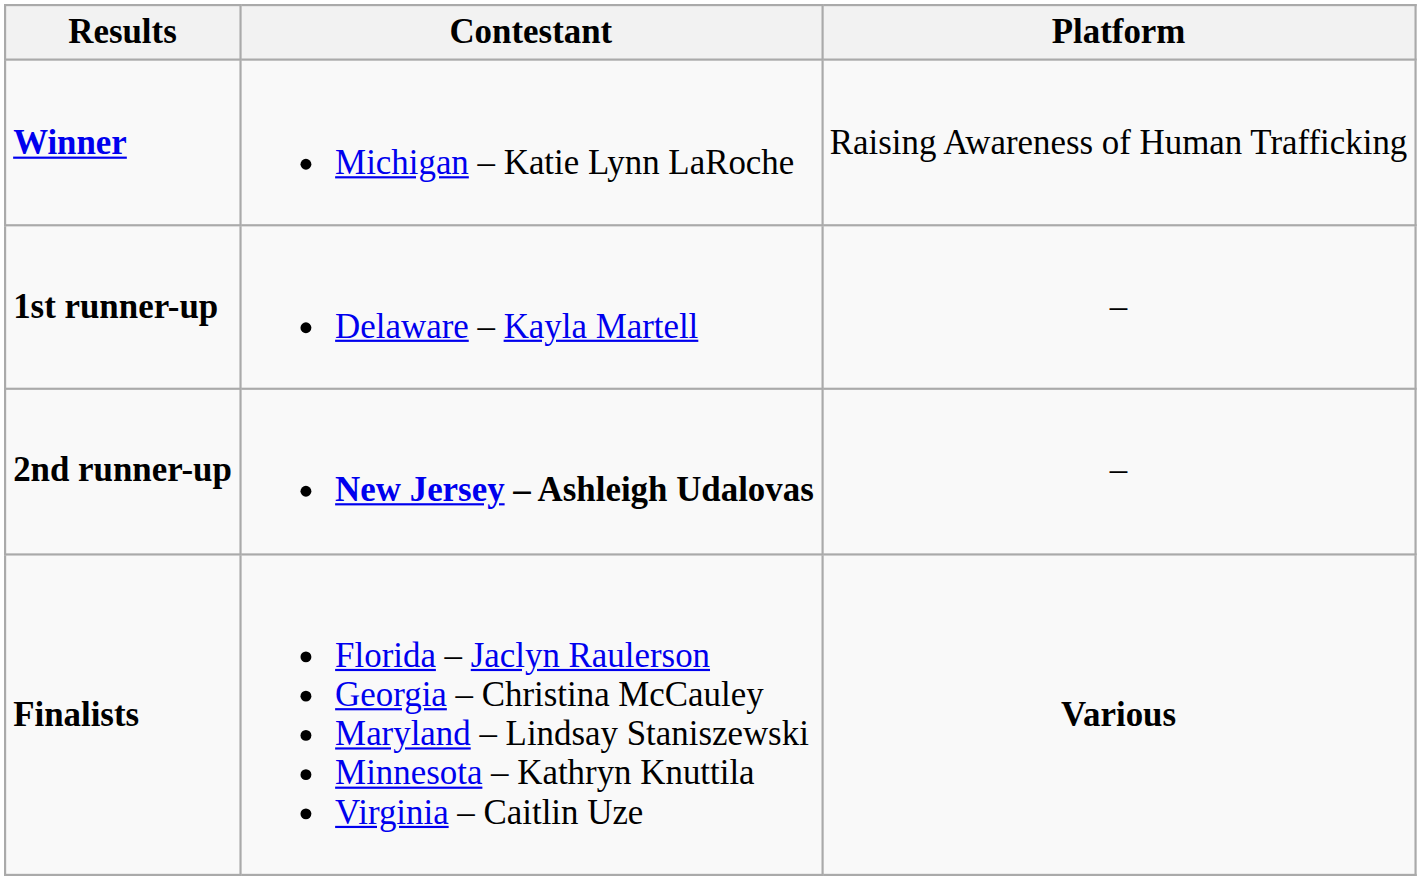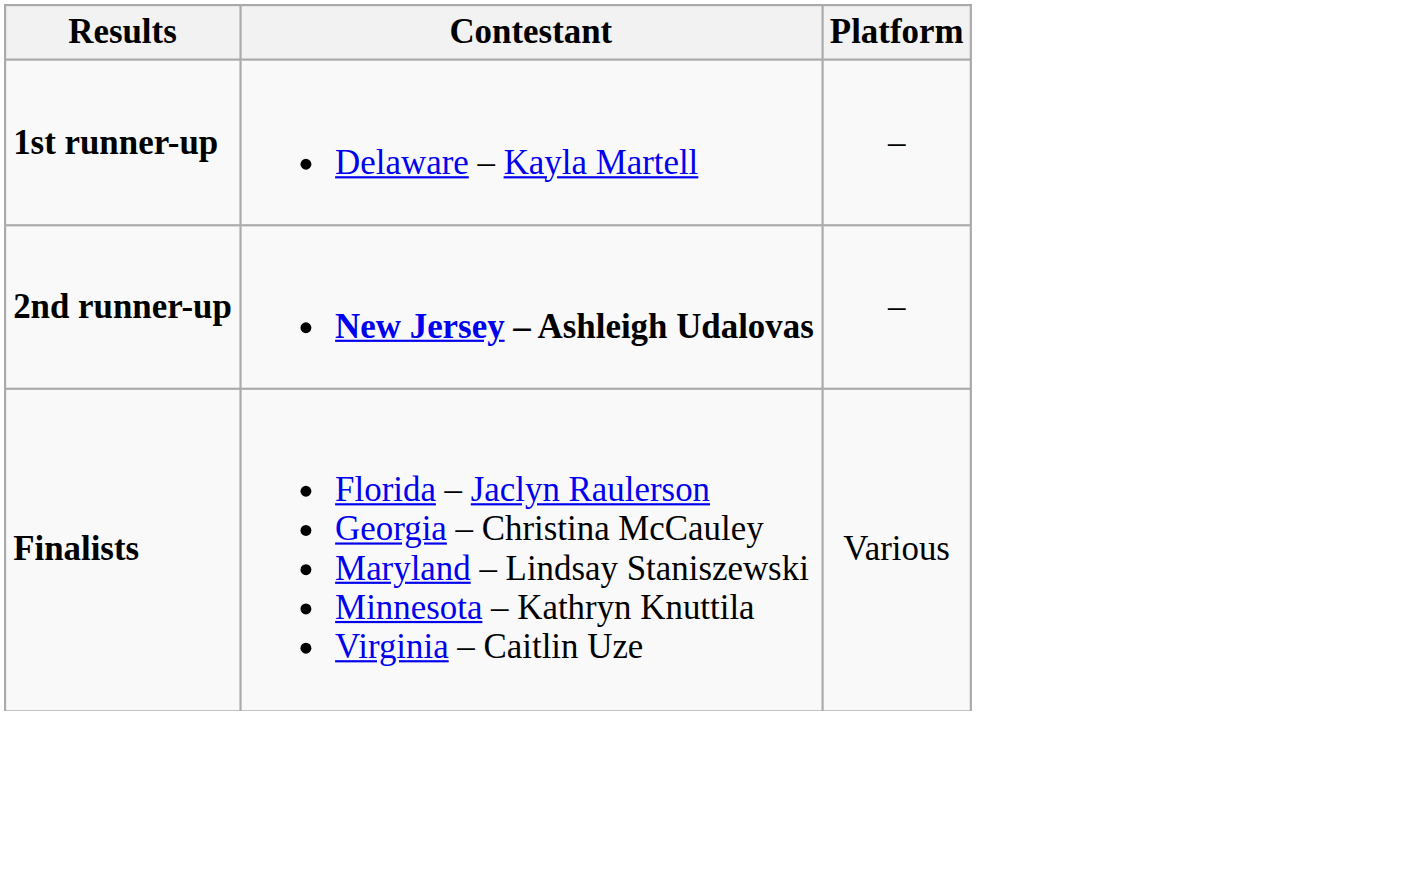- row: (70, 141)
(1119, 713) bold -> (897, 549) normal
